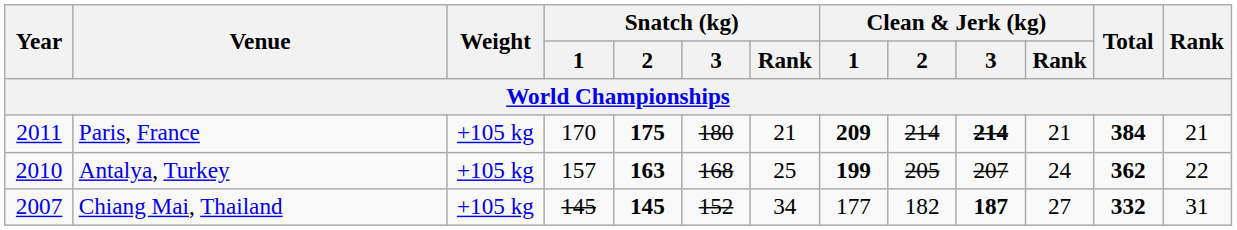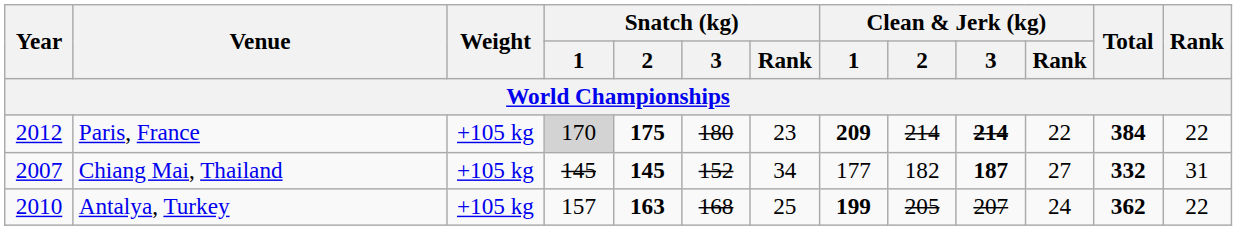(39, 133) 2011 -> (39, 133) 2012
(579, 133) no background -> (579, 133) lightgrey background
(785, 133) 21 -> (785, 133) 23
(1060, 133) 21 -> (1060, 133) 22
(1197, 133) 21 -> (1197, 133) 22
rows swapped: (154, 170) <-> (181, 206)
